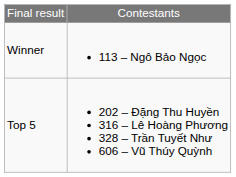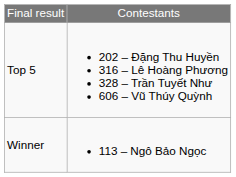rows swapped: (26, 50) <-> (21, 125)
